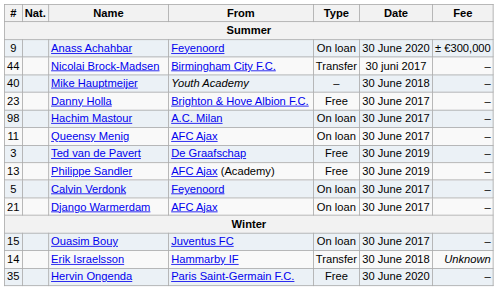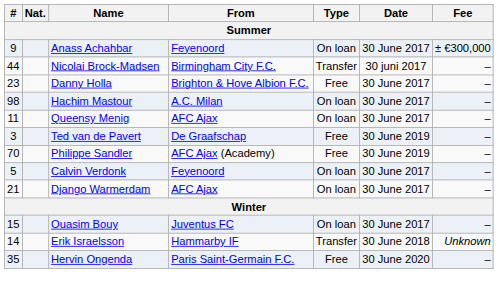(396, 48) 30 June 2020 -> (396, 48) 30 June 2017
- row: (94, 83)
(13, 171) 13 -> (13, 153) 70
